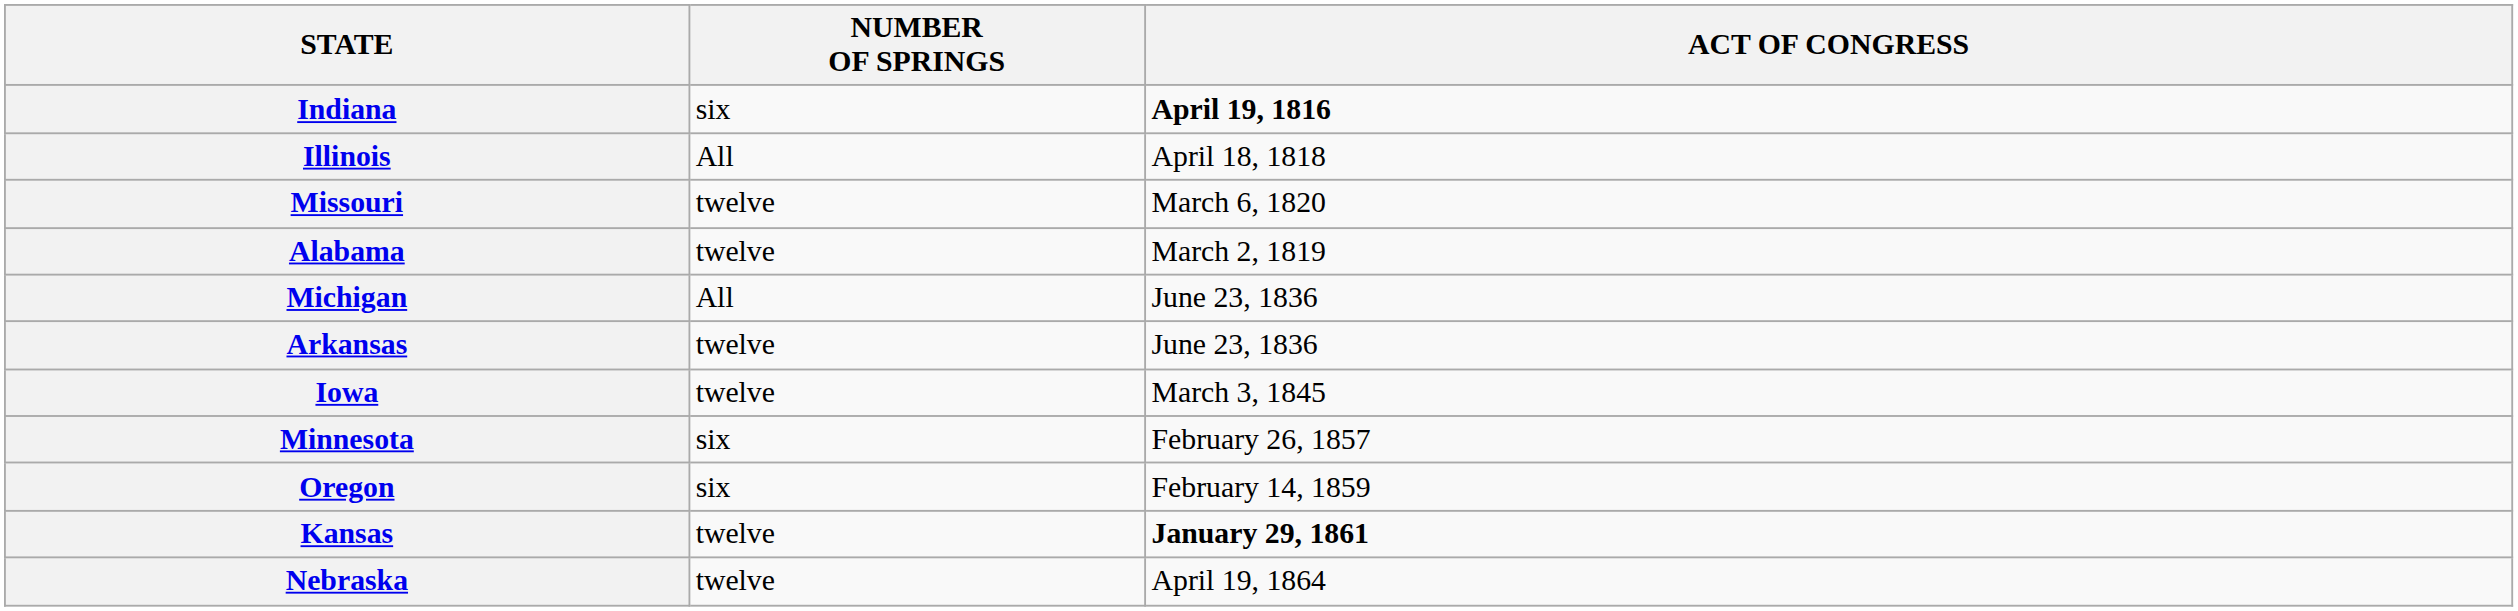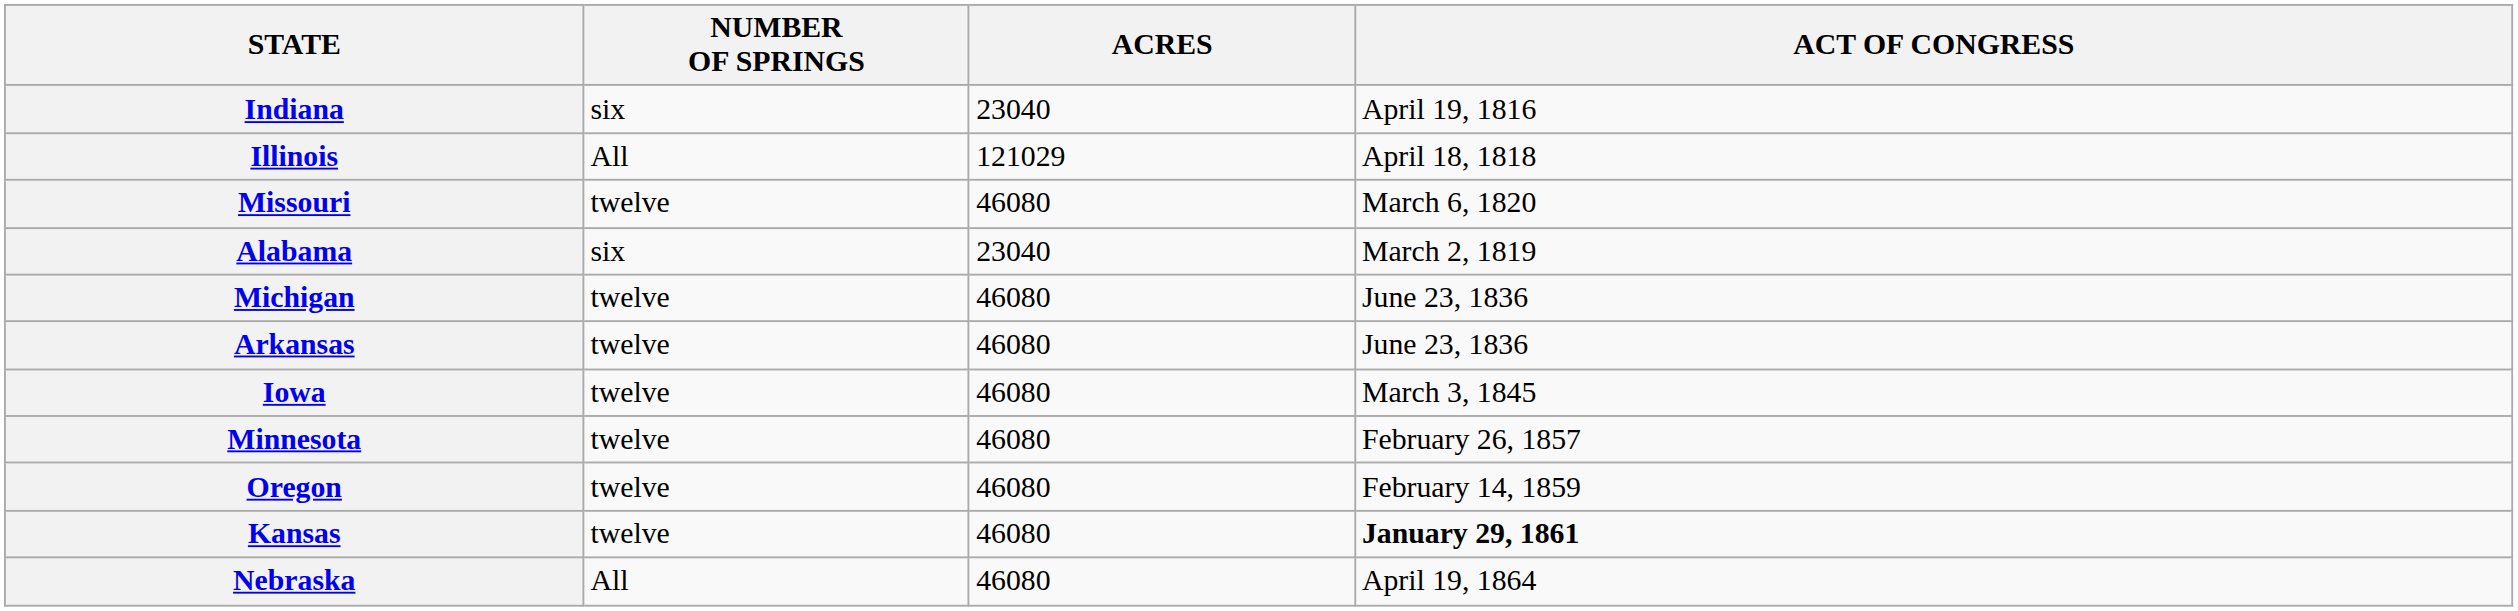+ column: (1162, 44)
(1241, 108) bold -> (1449, 108) normal
(735, 250) twelve -> (608, 250) six
(715, 297) All -> (630, 297) twelve
(713, 439) six -> (630, 439) twelve
(713, 486) six -> (630, 486) twelve
(735, 580) twelve -> (609, 580) All
